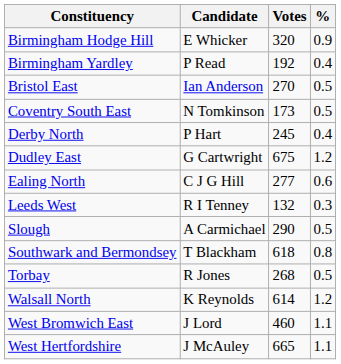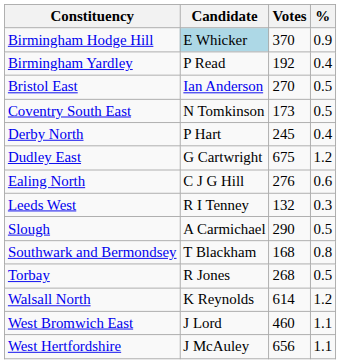(215, 39) no background -> (215, 39) lightblue background
(284, 39) 320 -> (284, 39) 370
(284, 181) 277 -> (284, 181) 276
(284, 252) 618 -> (284, 252) 168
(284, 346) 665 -> (284, 346) 656
